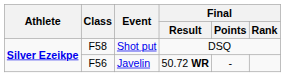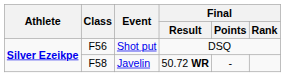(98, 47) F58 -> (98, 47) F56
(98, 64) F56 -> (98, 64) F58
